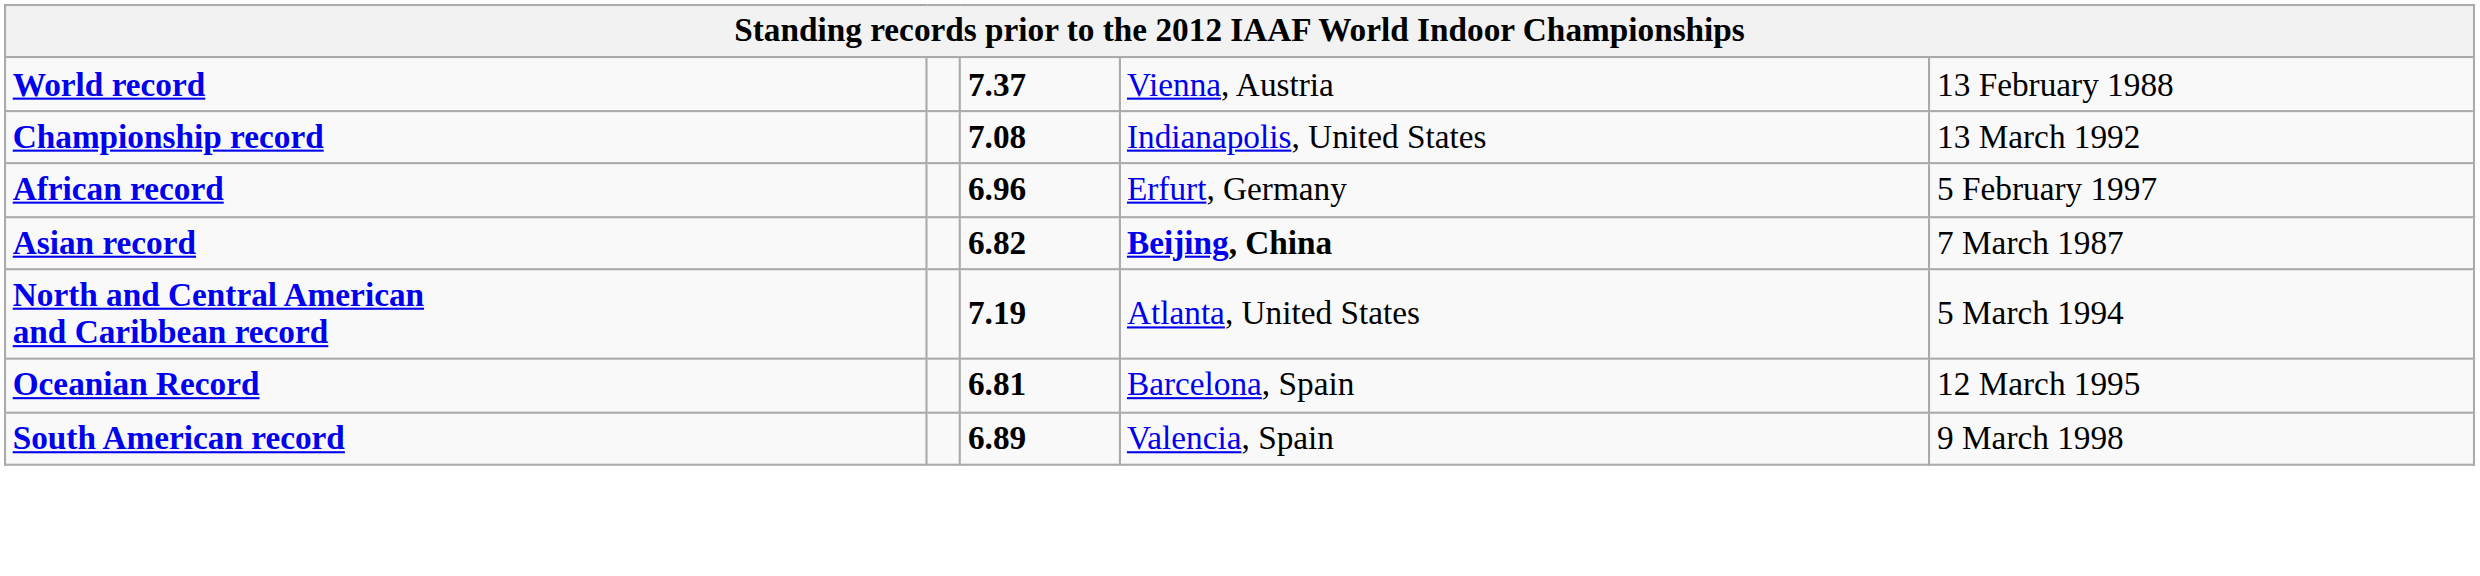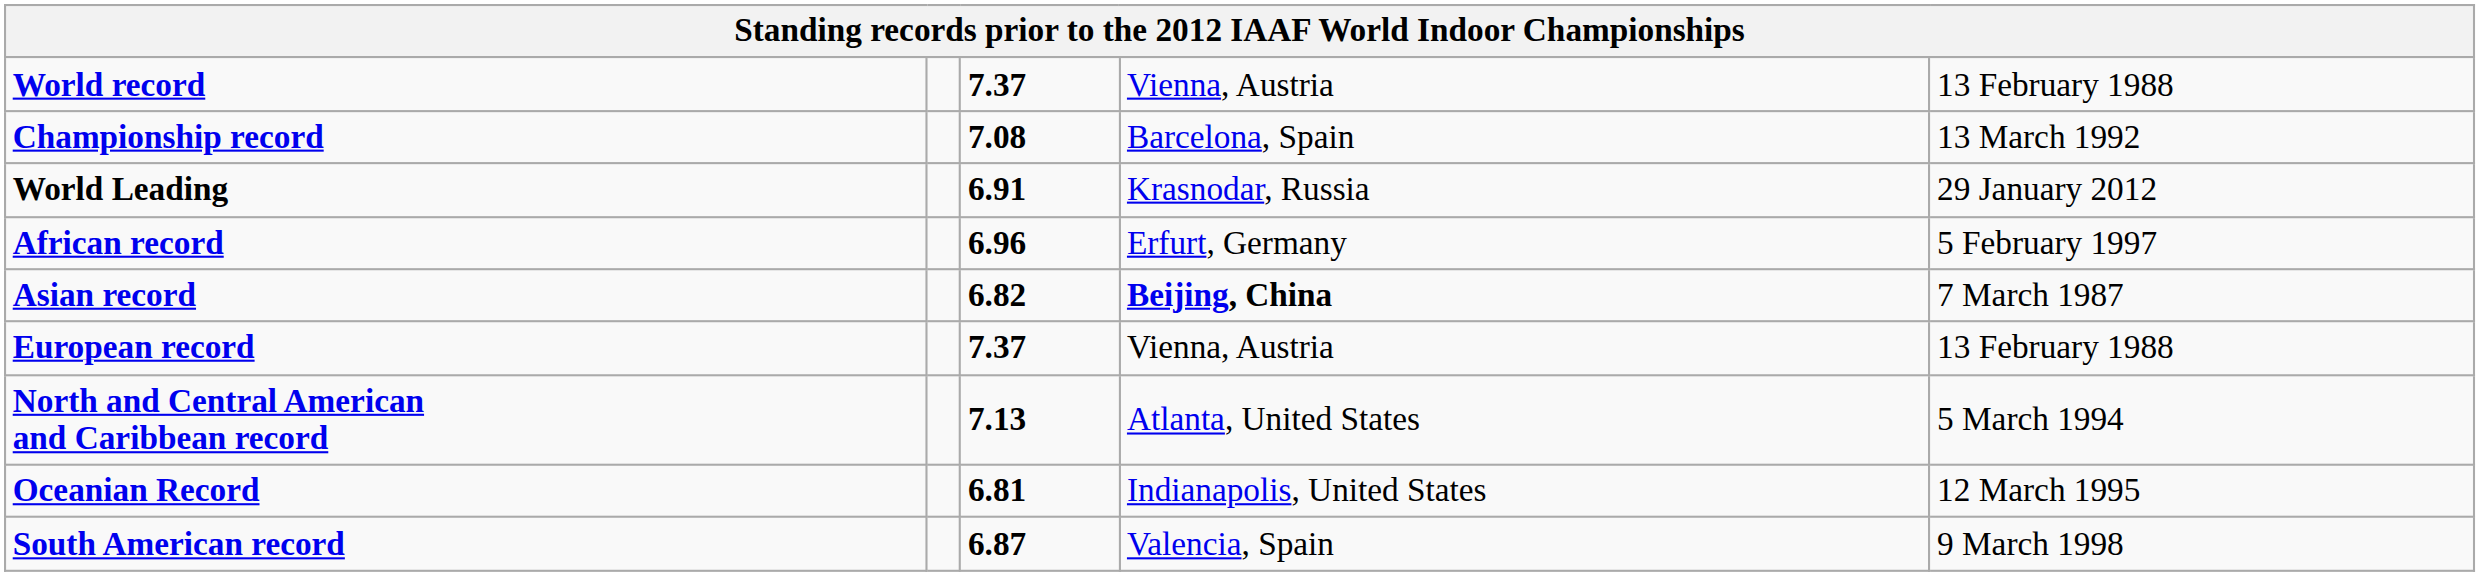(1307, 136) Indianapolis, United States -> (1241, 136) Barcelona, Spain
+ row: (120, 189)
+ row: (134, 347)
(997, 313) 7.19 -> (997, 419) 7.13
(1241, 385) Barcelona, Spain -> (1307, 490) Indianapolis, United States
(997, 437) 6.89 -> (997, 543) 6.87
